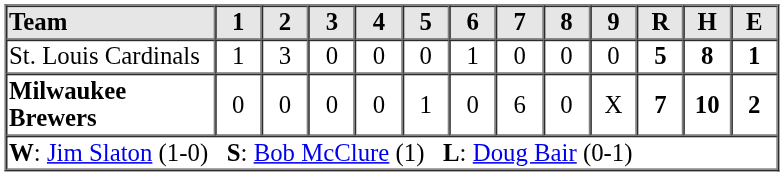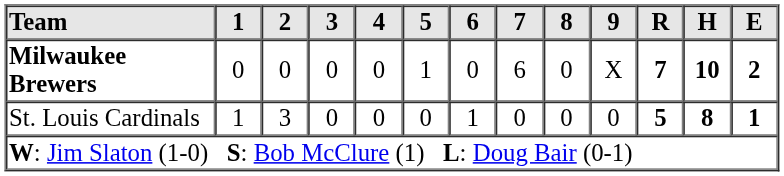rows swapped: (104, 56) <-> (68, 104)
